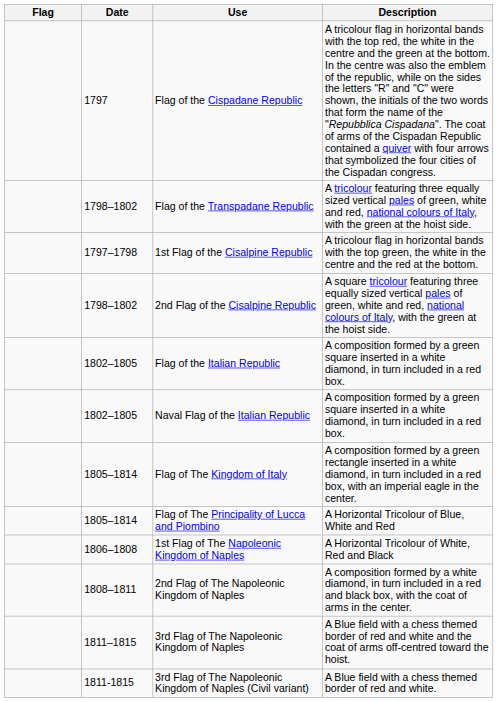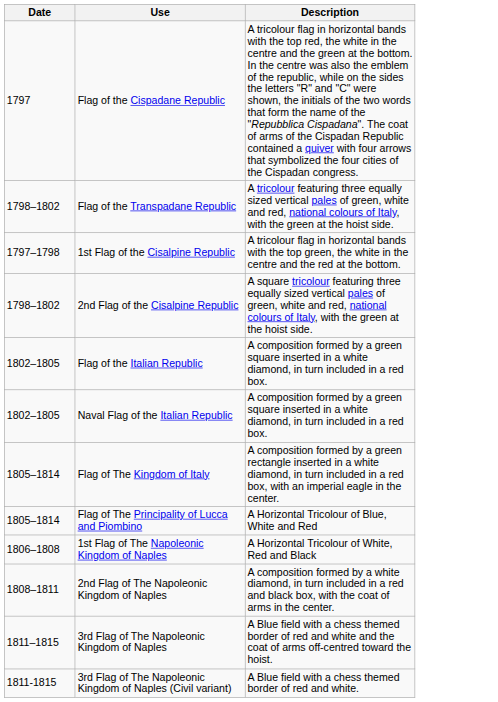- column: (43, 12)
